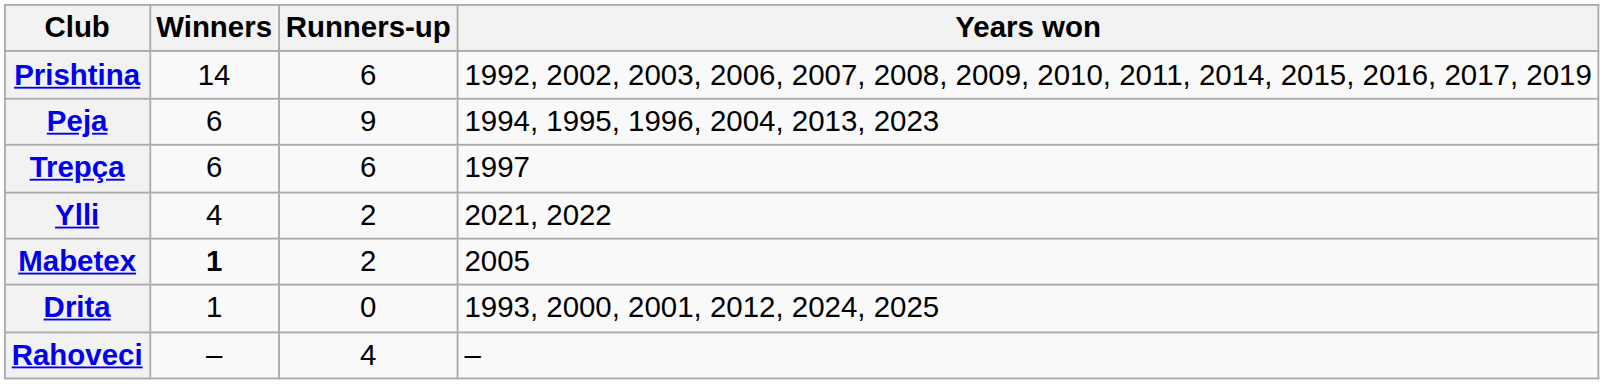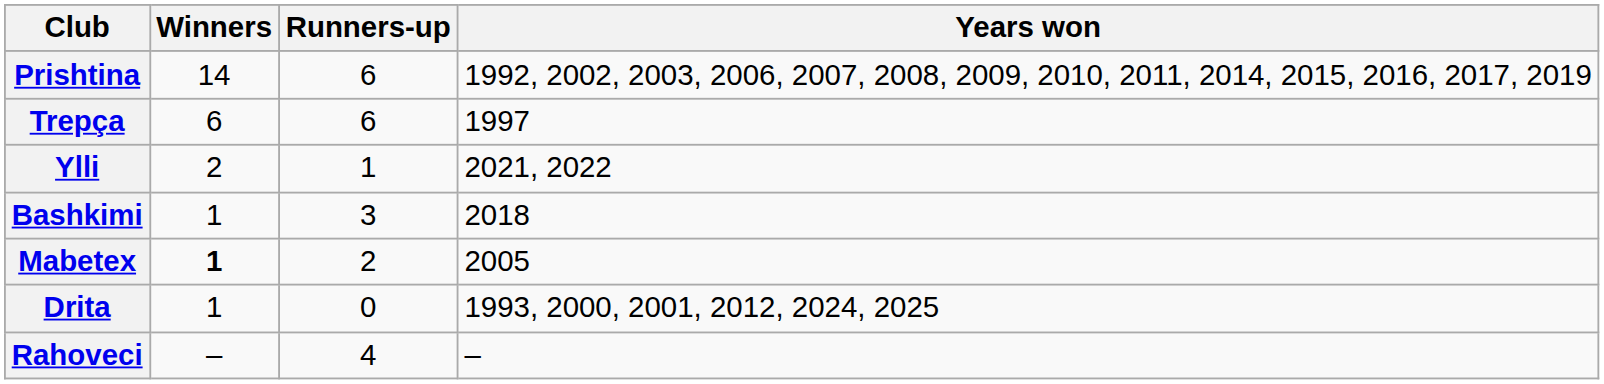- row: (77, 121)
(214, 214) 4 -> (214, 167) 2
(368, 214) 2 -> (368, 167) 1
+ row: (77, 214)
